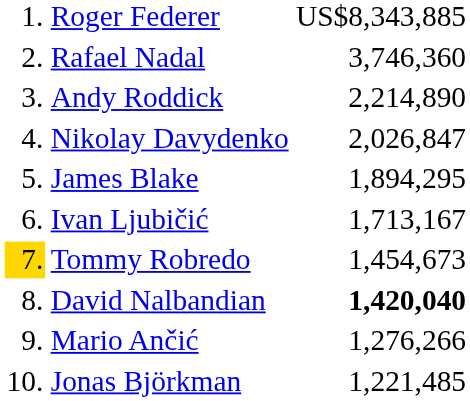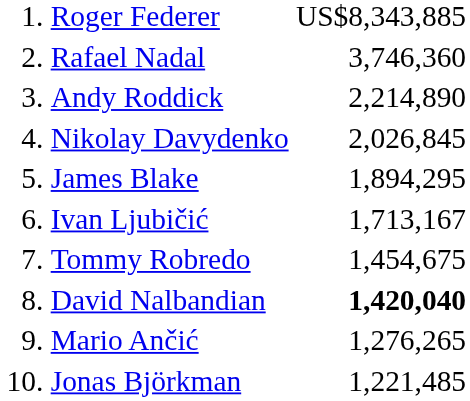(407, 138) 2,026,847 -> (407, 138) 2,026,845
(32, 259) gold background -> (32, 259) no background
(407, 259) 1,454,673 -> (407, 259) 1,454,675
(407, 340) 1,276,266 -> (407, 340) 1,276,265
